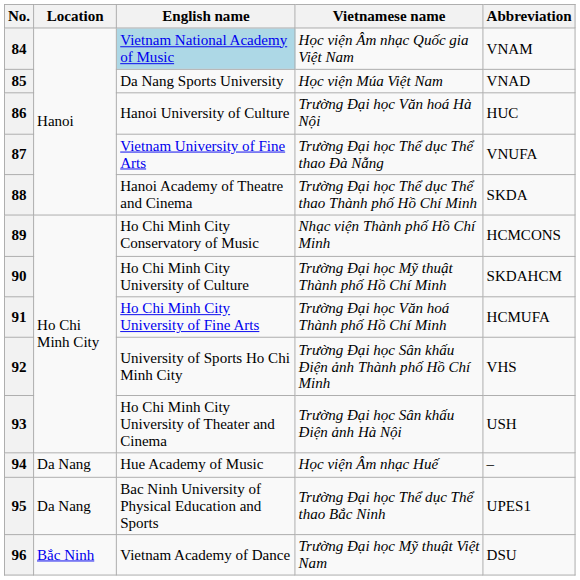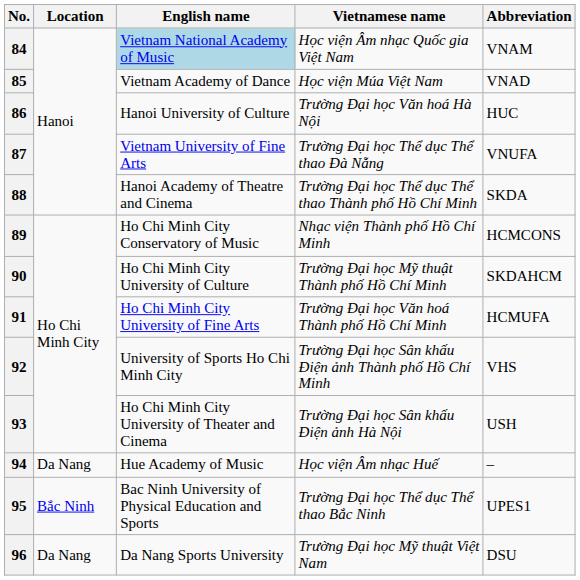(202, 81) Da Nang Sports University -> (205, 81) Vietnam Academy of Dance
(64, 505) Da Nang -> (66, 505) Bắc Ninh
(66, 554) Bắc Ninh -> (64, 554) Da Nang
(205, 554) Vietnam Academy of Dance -> (202, 554) Da Nang Sports University
